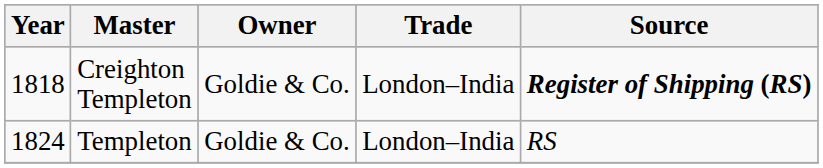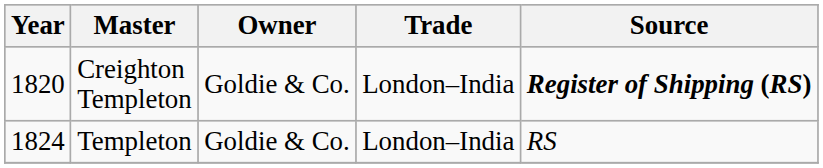(38, 83) 1818 -> (38, 83) 1820
